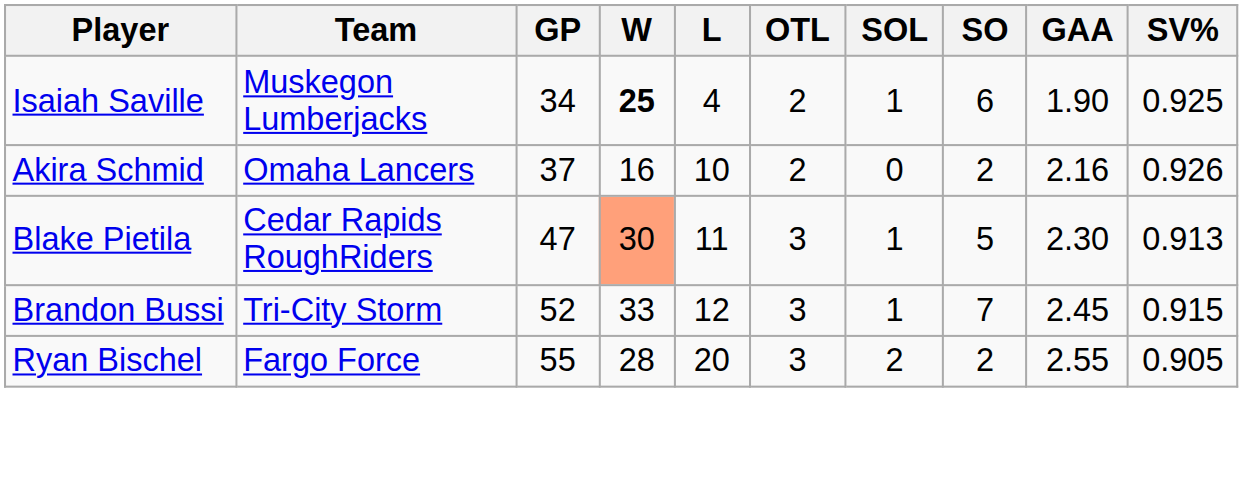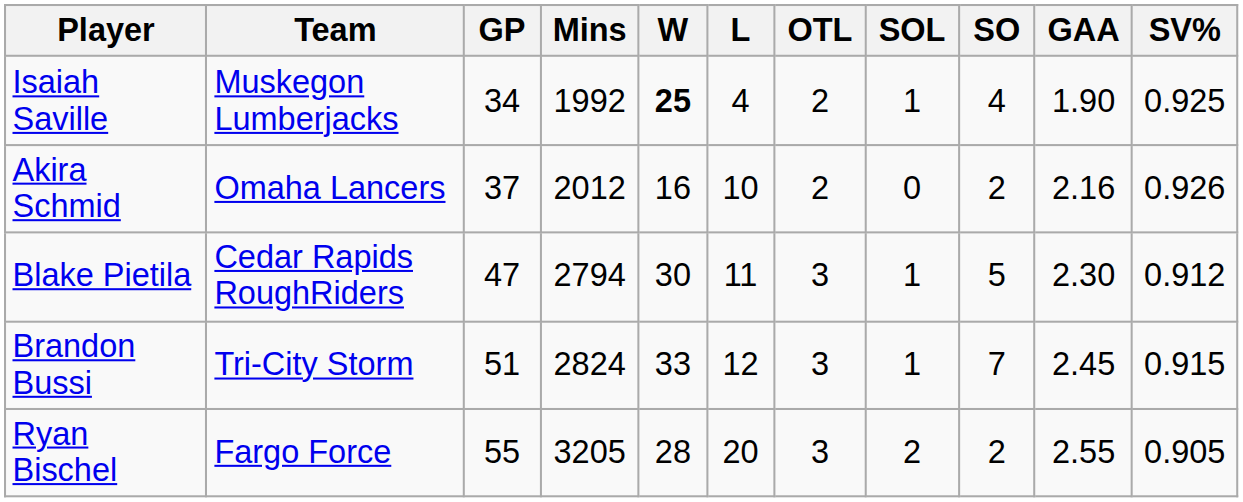+ column: (590, 30)
(985, 100) 6 -> (997, 100) 4
(637, 239) lightsalmon background -> (673, 276) no background
(1183, 239) 0.913 -> (1185, 276) 0.912
(558, 309) 52 -> (502, 364) 51
